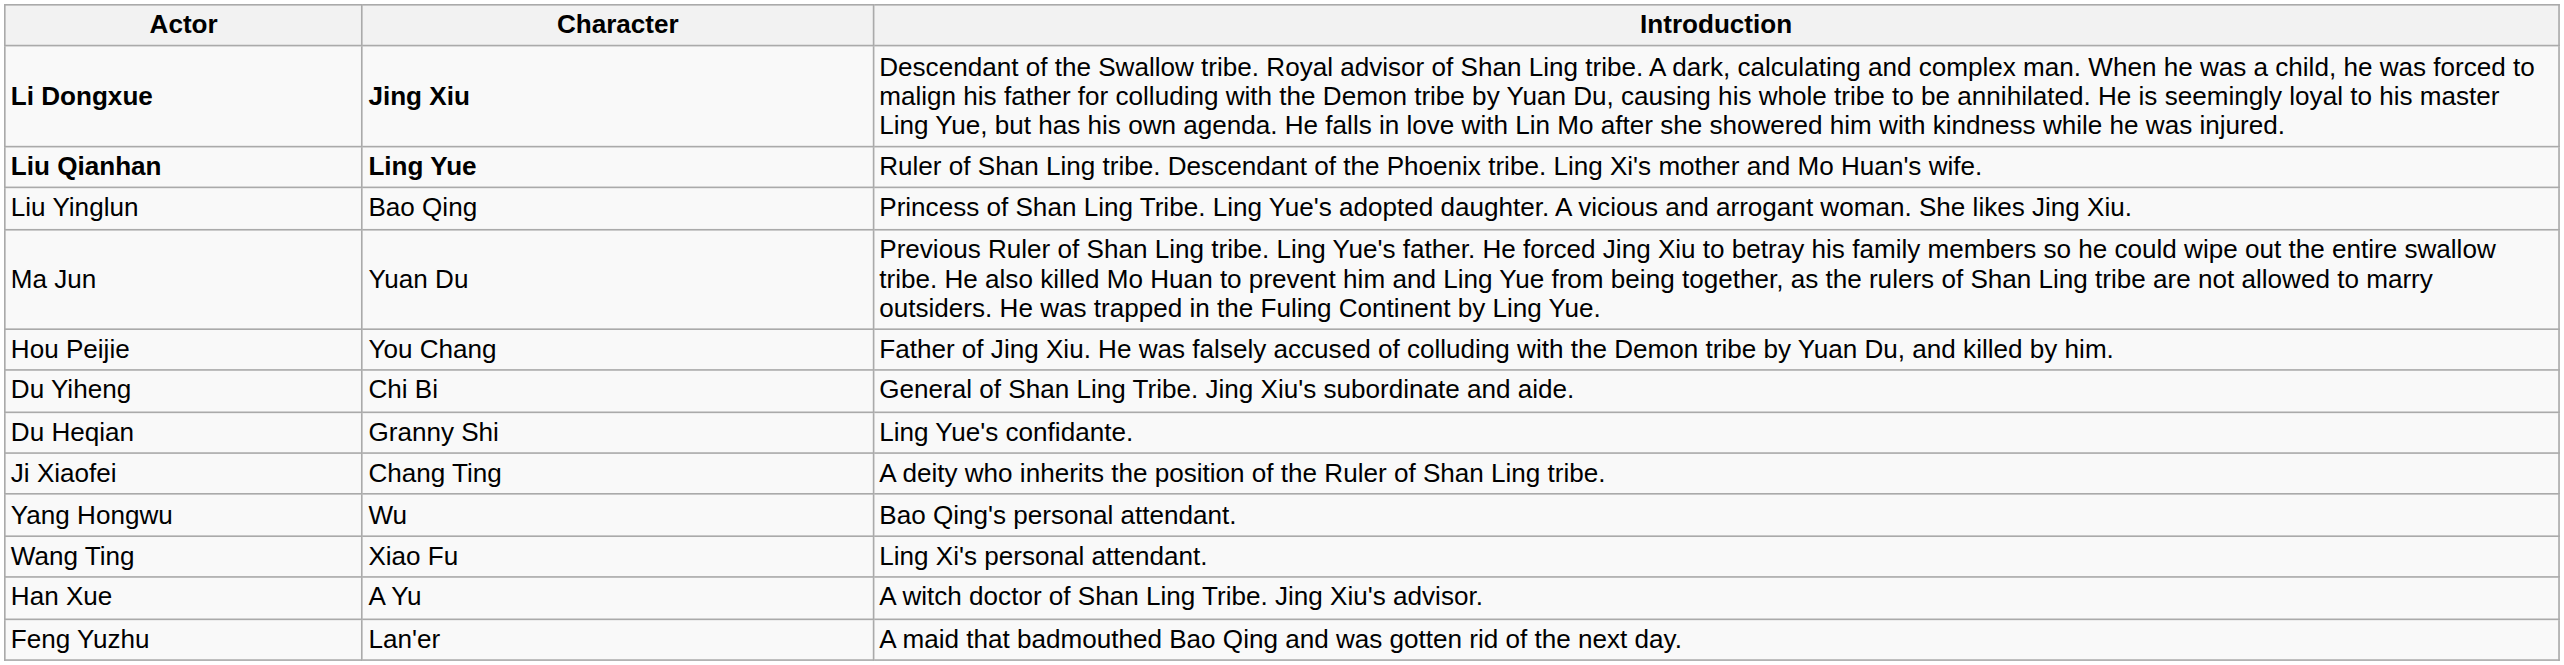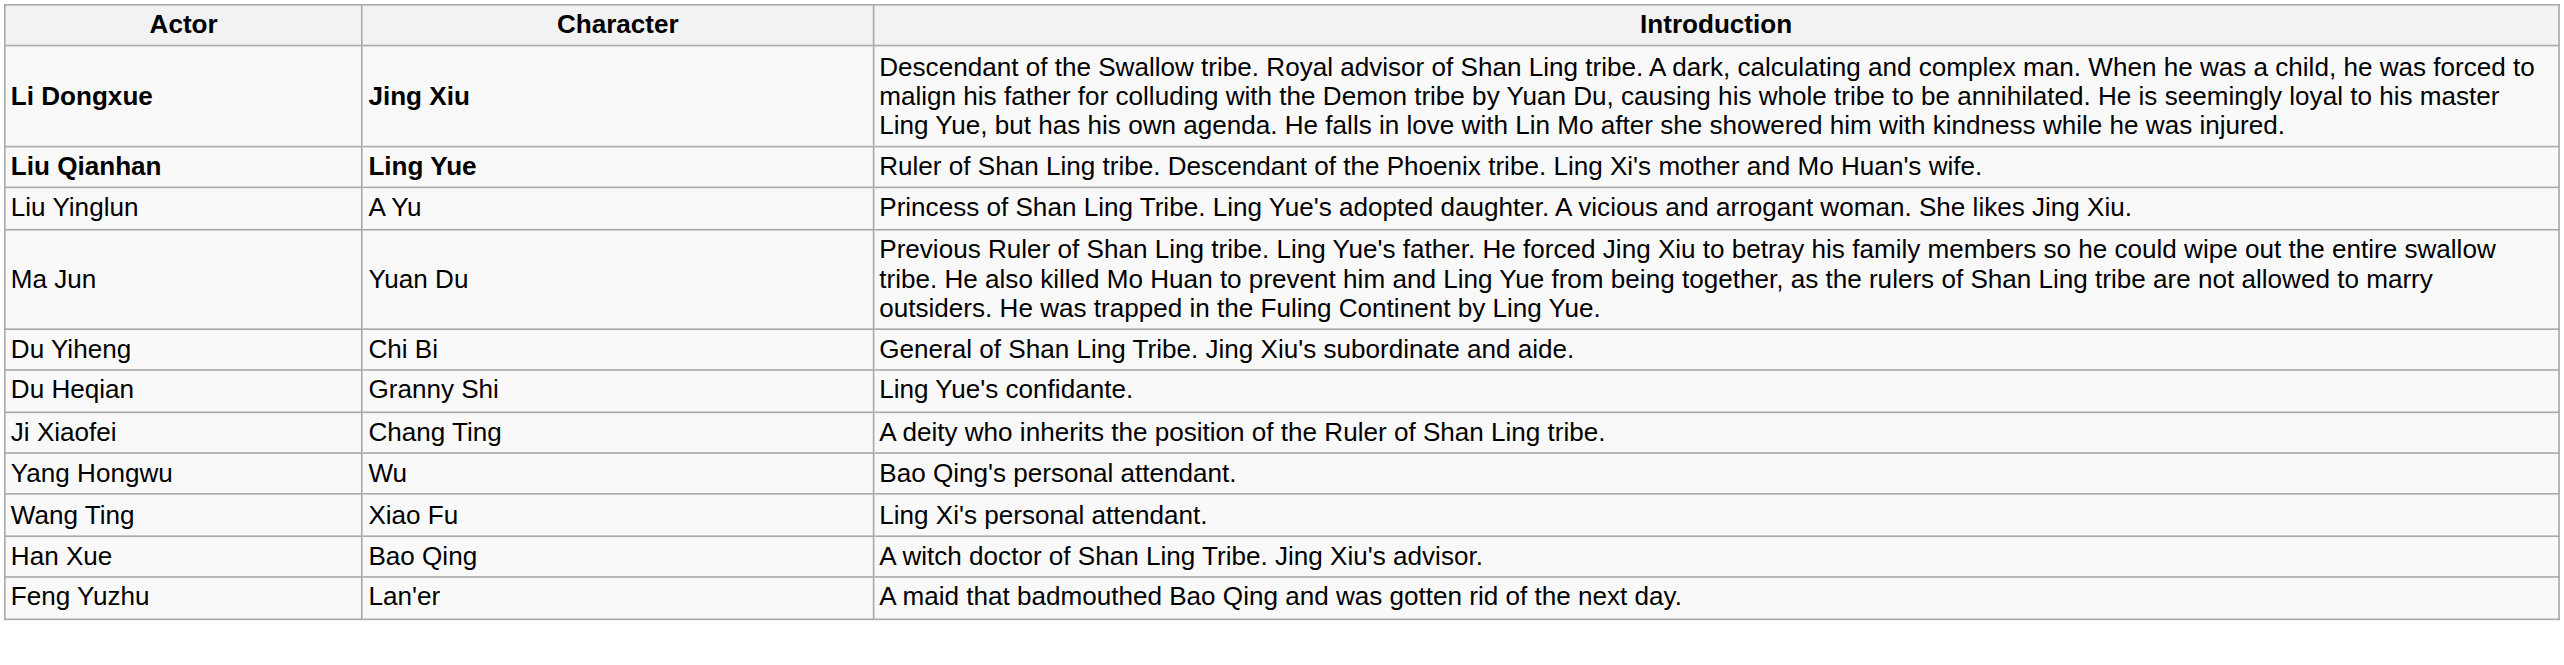(423, 207) Bao Qing -> (395, 207) A Yu
- row: (70, 349)
(395, 597) A Yu -> (423, 556) Bao Qing
